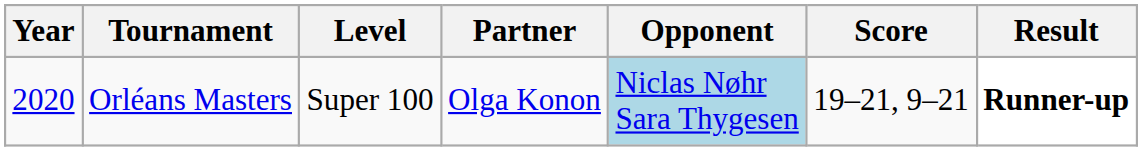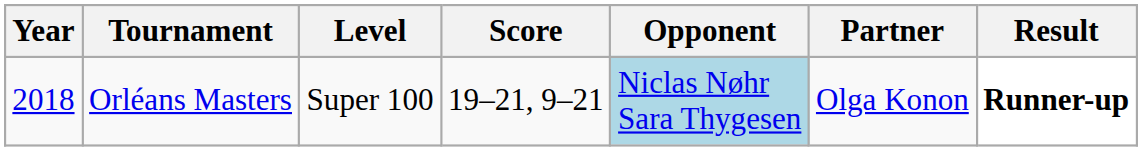columns swapped: (524, 30) <-> (891, 30)
(43, 100) 2020 -> (43, 100) 2018
